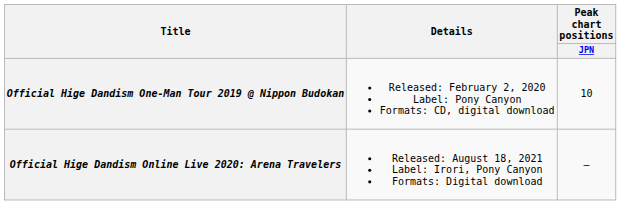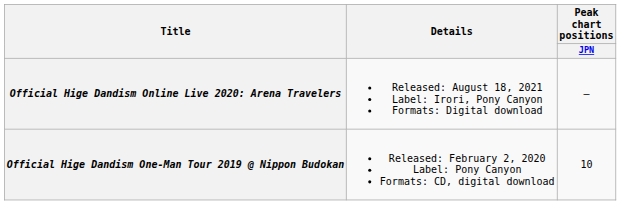rows swapped: (176, 93) <-> (176, 164)
